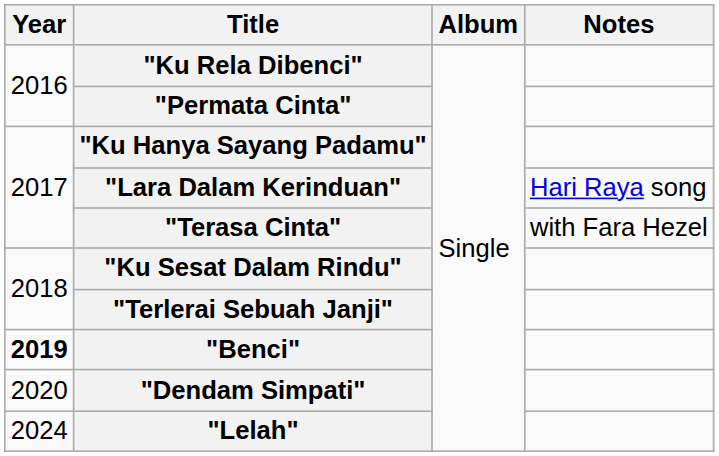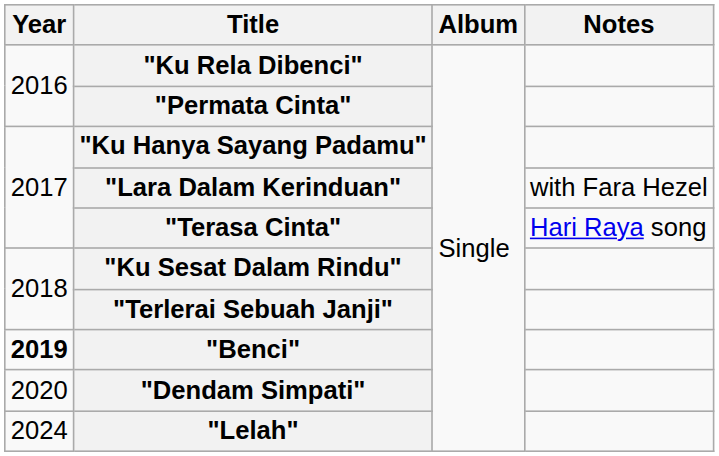(618, 187) Hari Raya song -> (619, 187) with Fara Hezel
(619, 227) with Fara Hezel -> (618, 227) Hari Raya song
